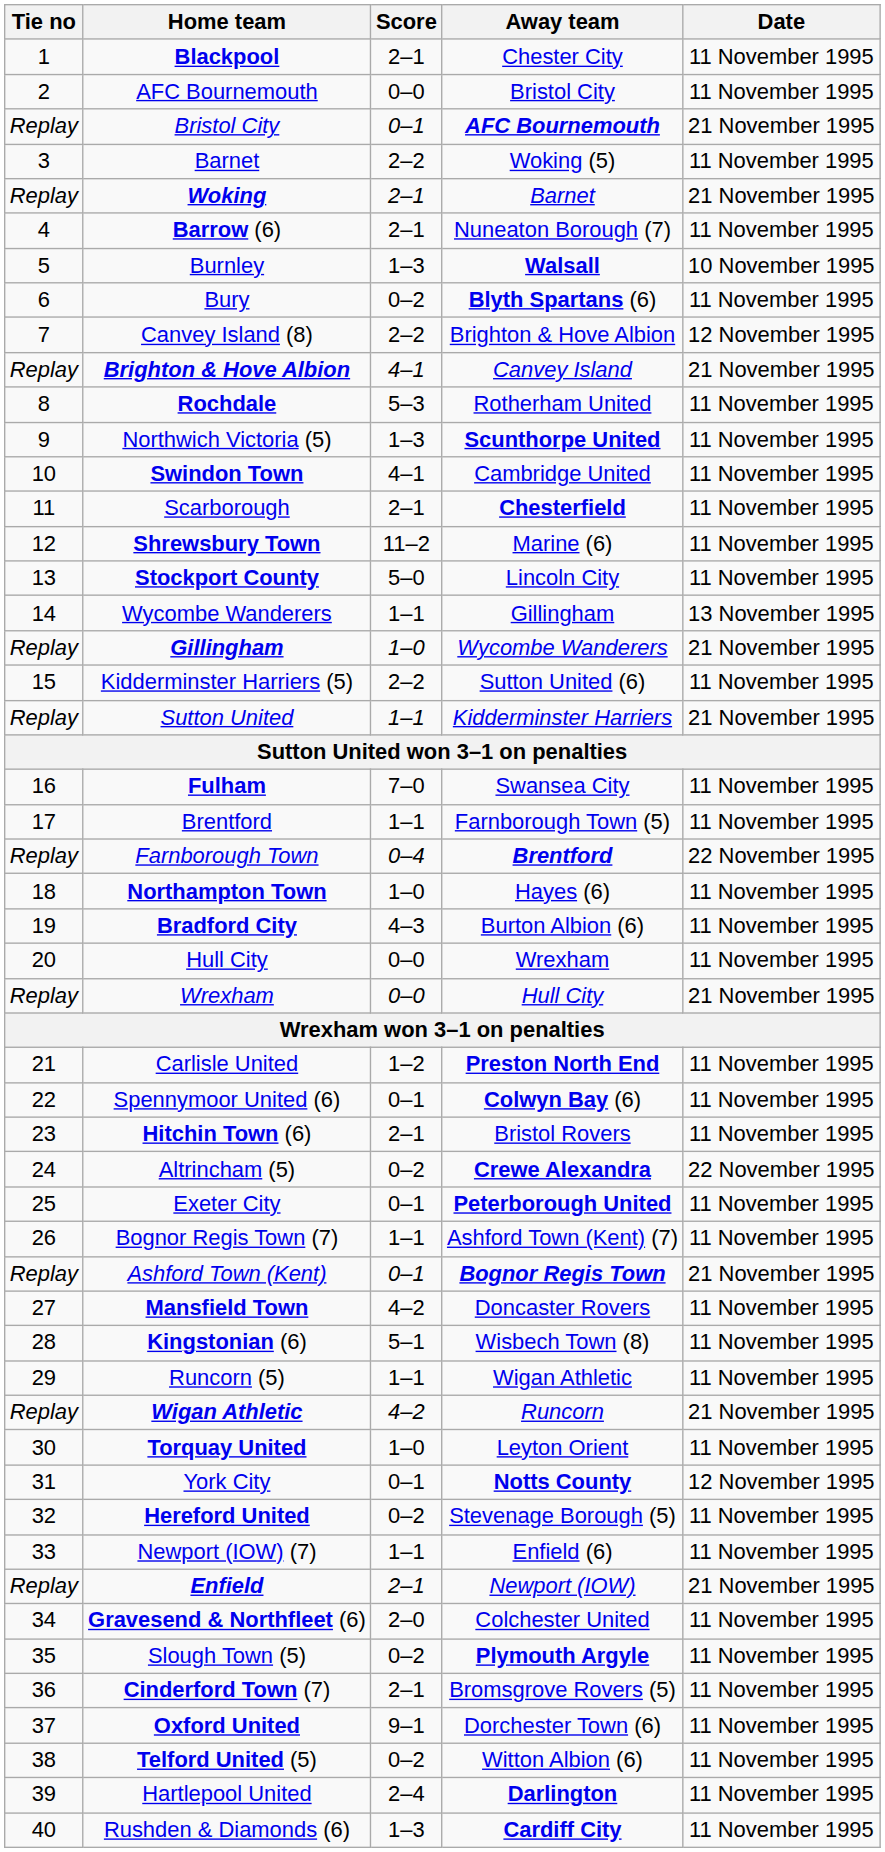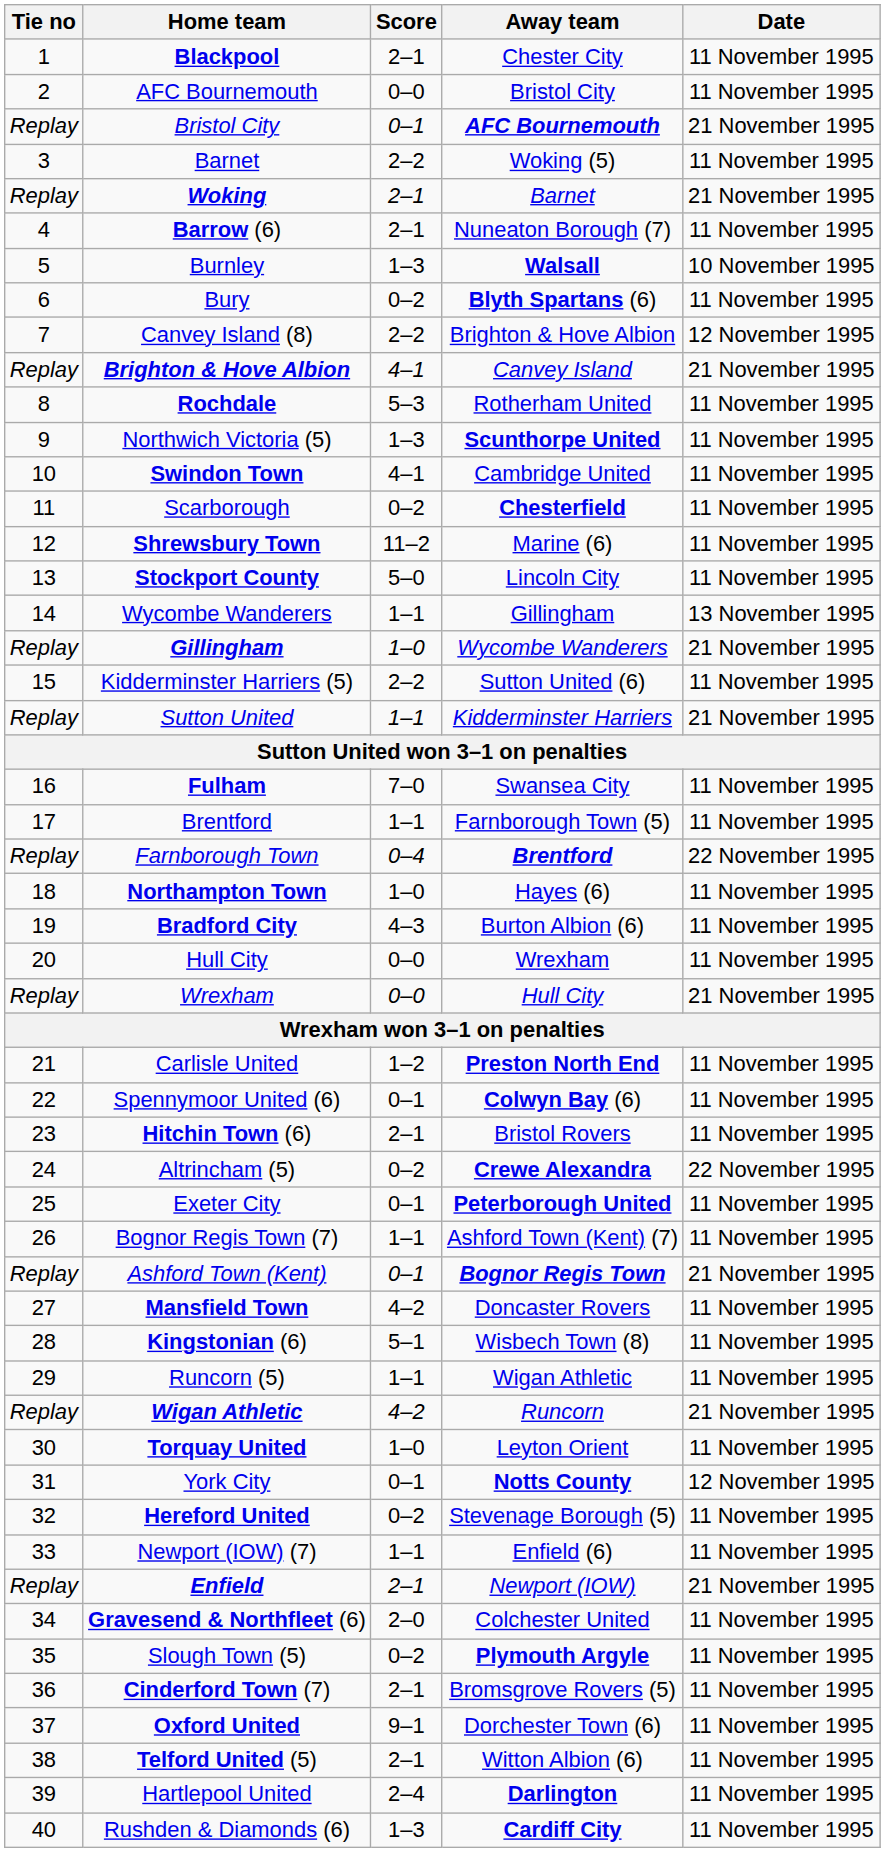(406, 508) 2–1 -> (406, 508) 0–2
(406, 1760) 0–2 -> (406, 1760) 2–1
